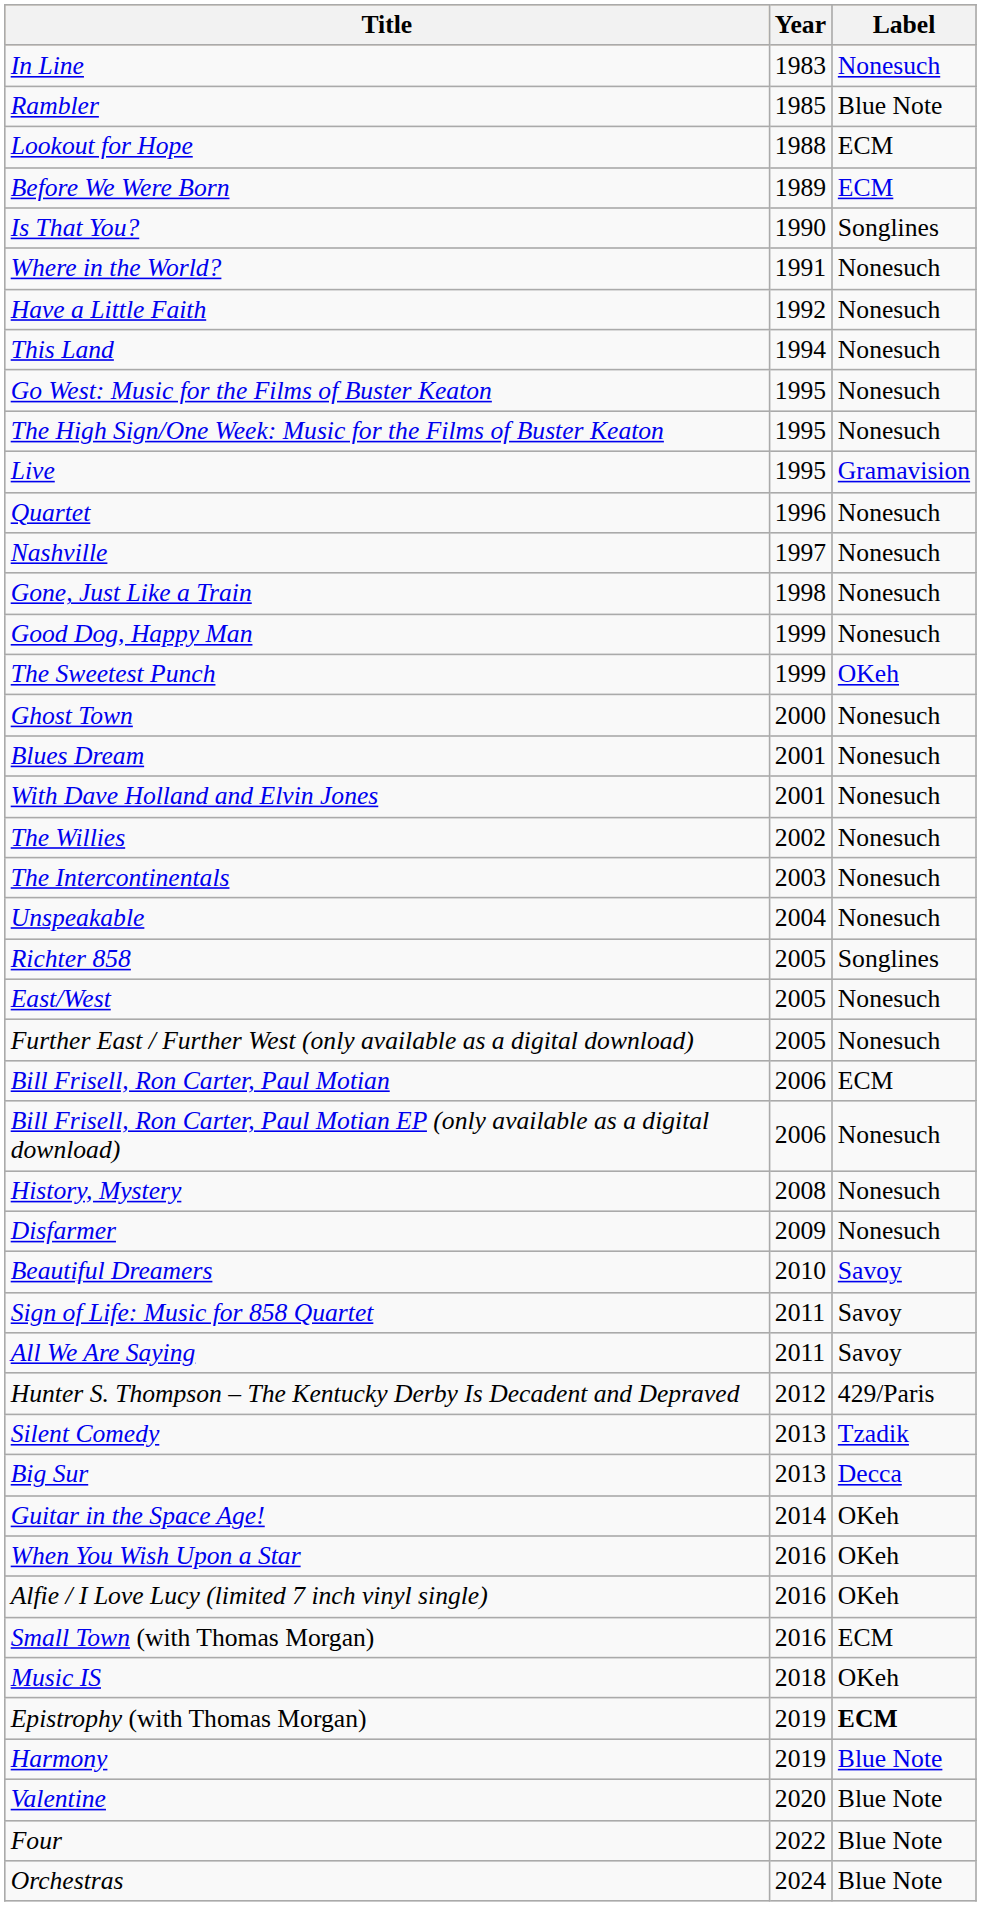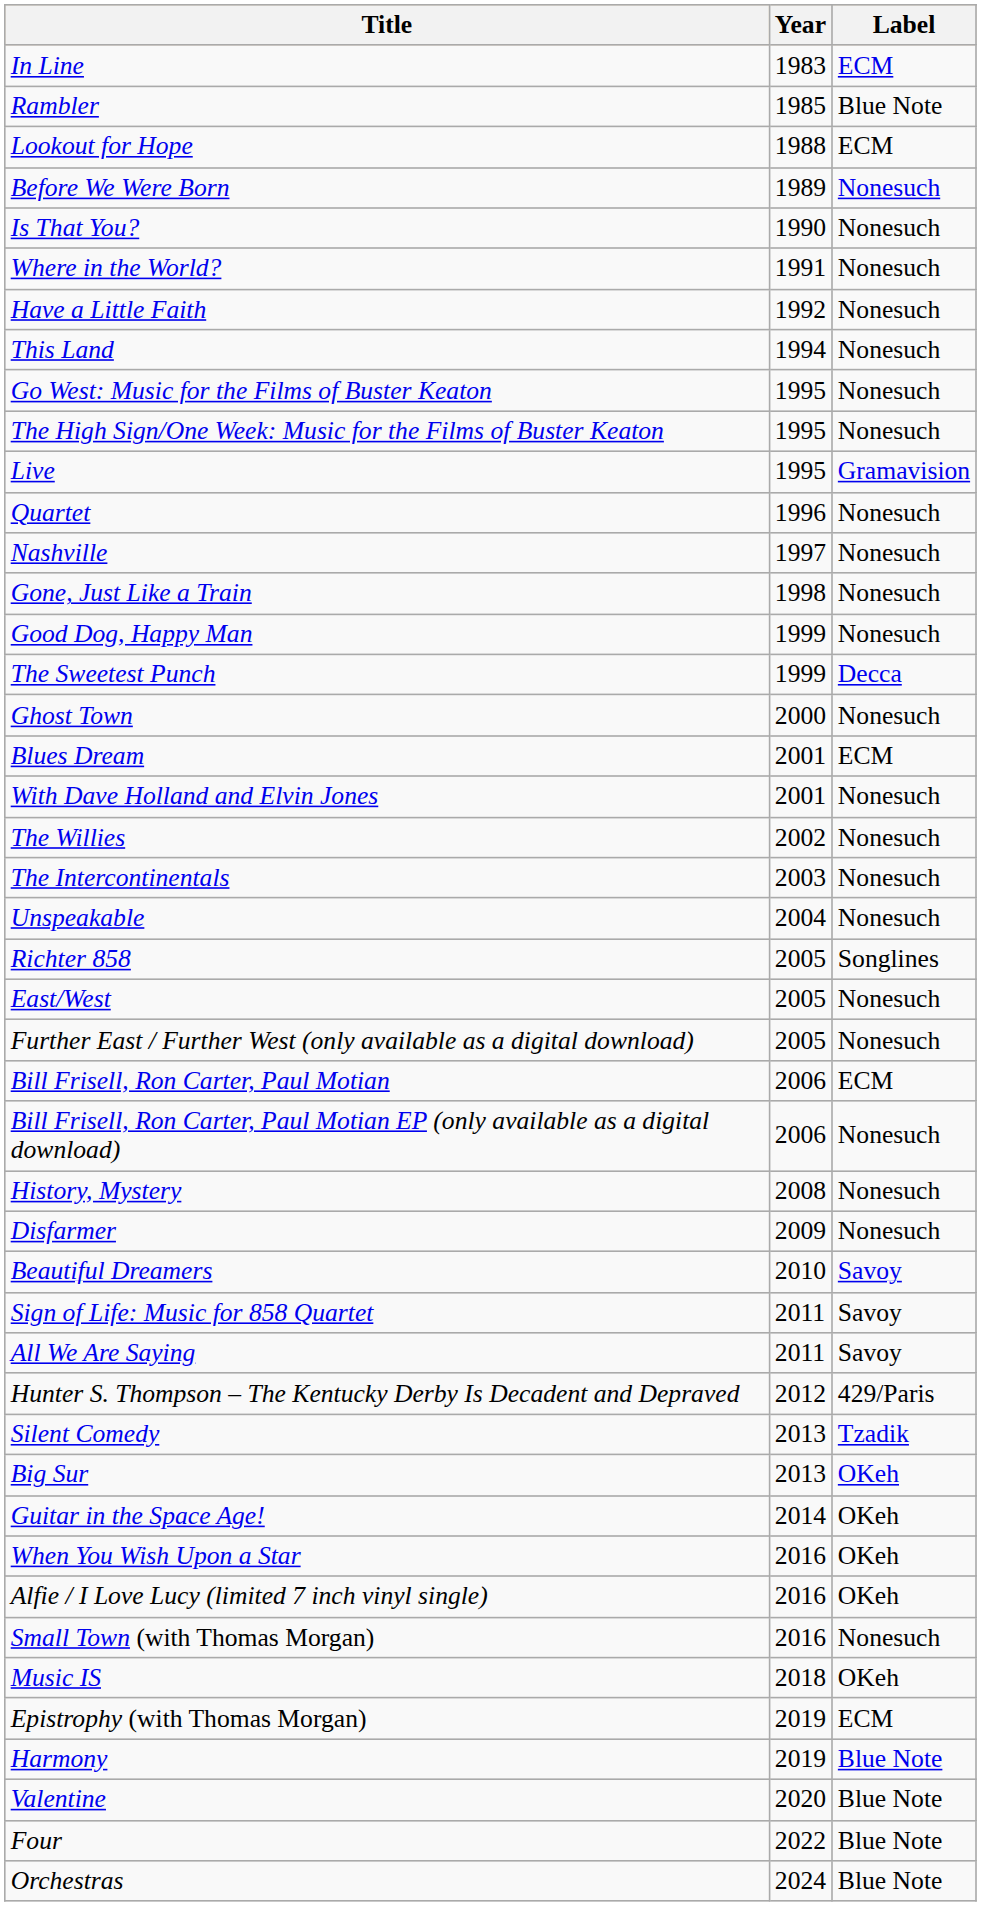(889, 65) Nonesuch -> (866, 65) ECM
(866, 187) ECM -> (889, 187) Nonesuch
(888, 227) Songlines -> (889, 227) Nonesuch
(868, 674) OKeh -> (870, 674) Decca
(889, 755) Nonesuch -> (866, 755) ECM
(870, 1474) Decca -> (868, 1474) OKeh
(866, 1636) ECM -> (889, 1636) Nonesuch
(868, 1718) bold -> (866, 1718) normal
